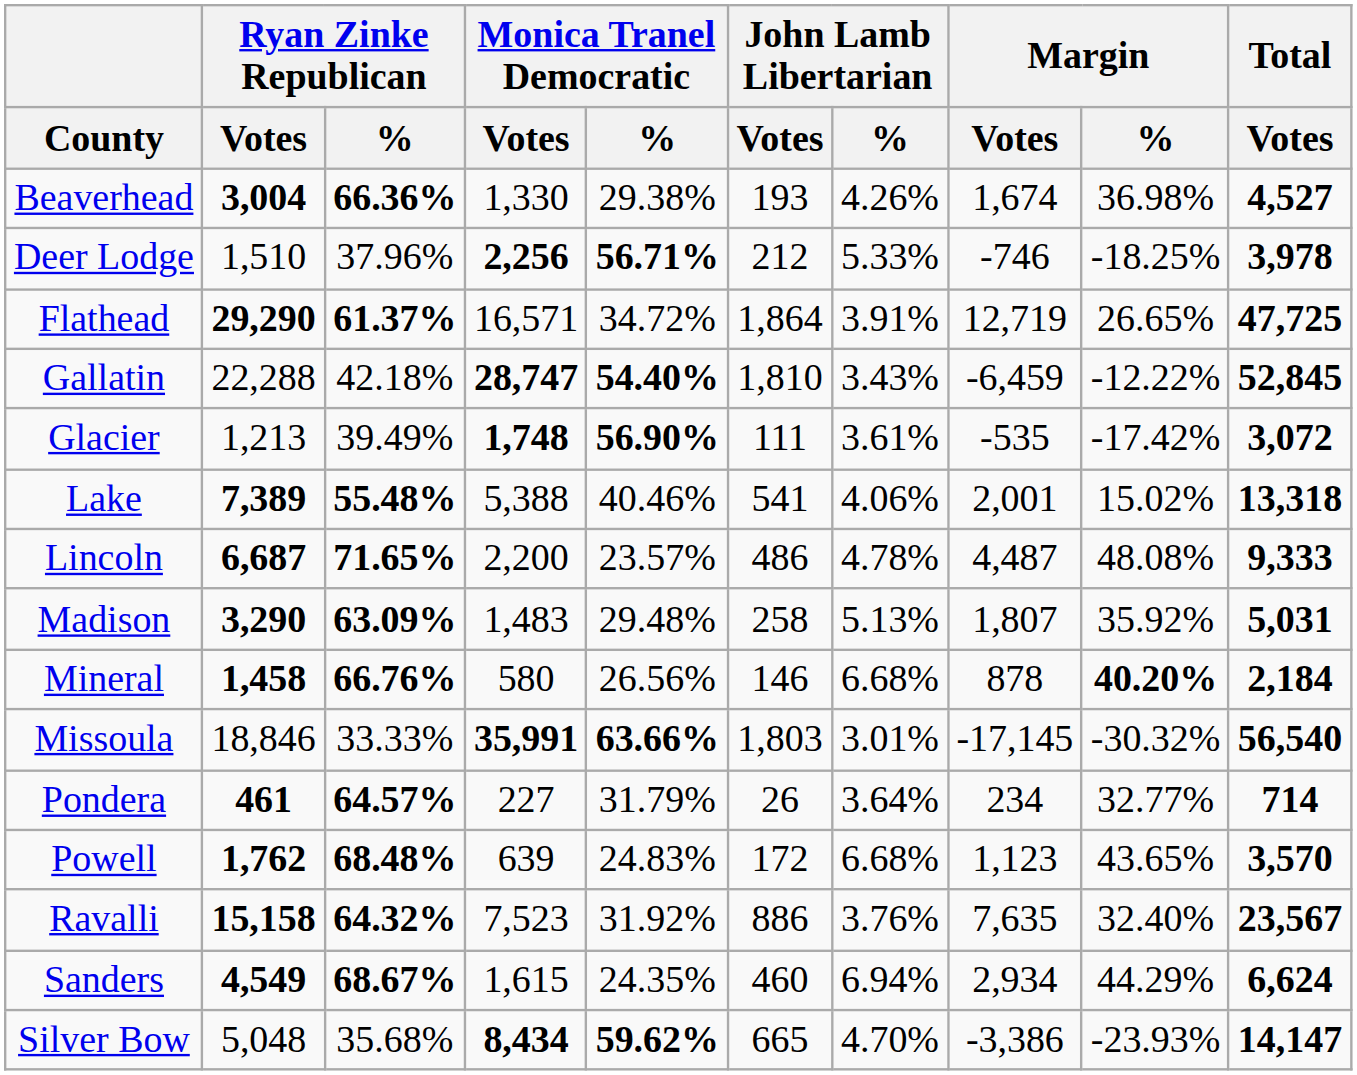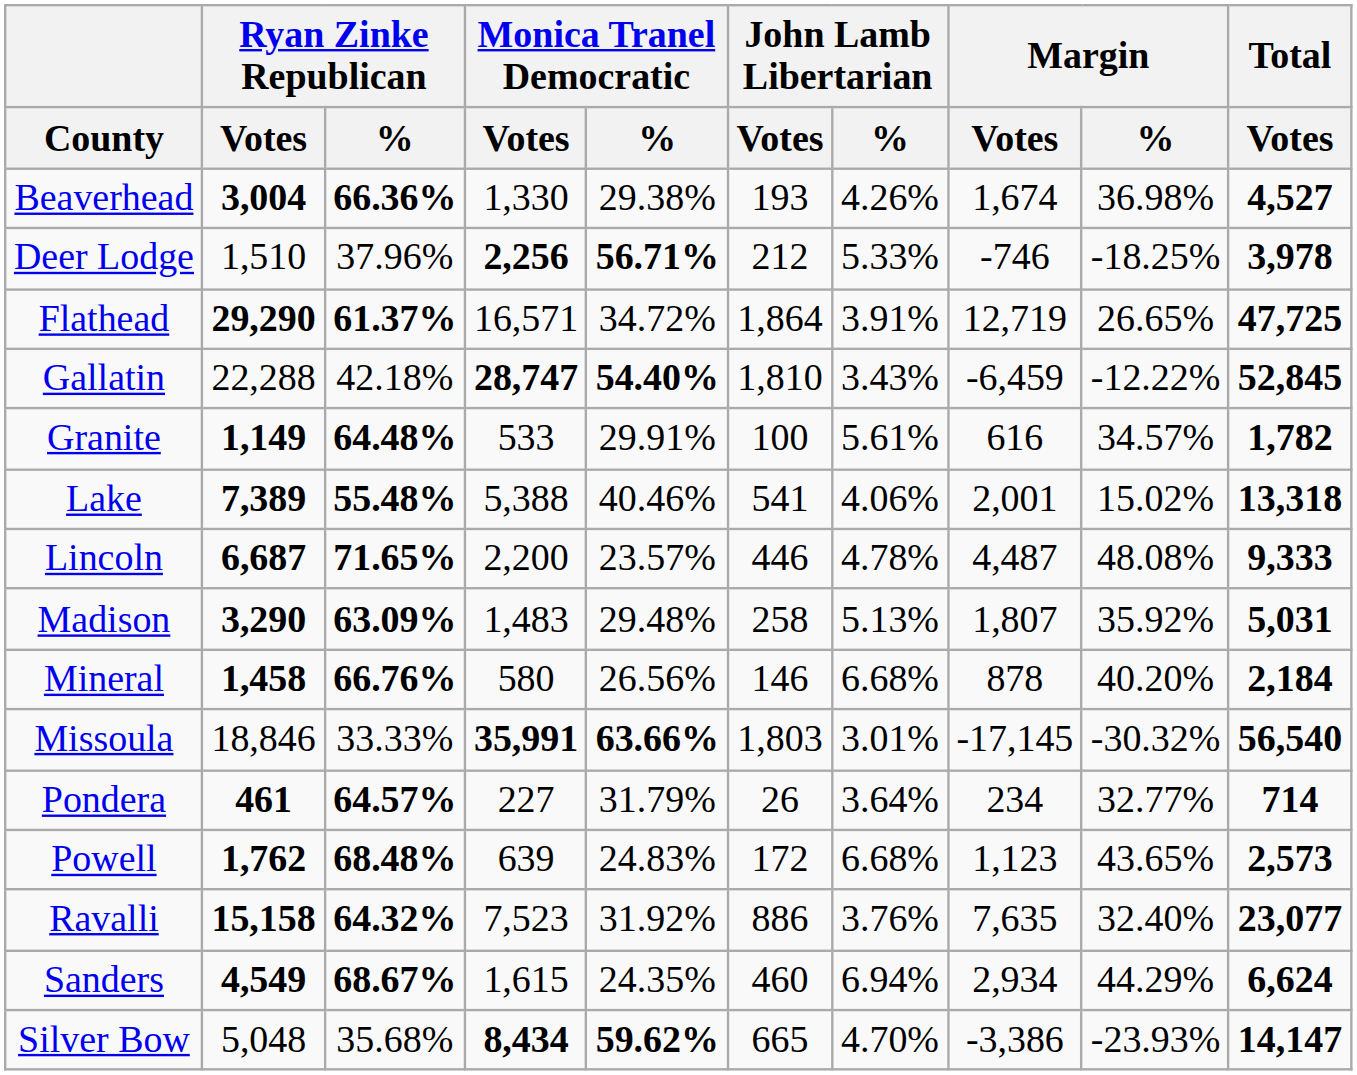- row: (104, 438)
+ row: (104, 438)
(780, 558) 486 -> (780, 558) 446
(1156, 678) bold -> (1156, 678) normal
(1290, 859) 3,570 -> (1290, 859) 2,573
(1290, 919) 23,567 -> (1290, 919) 23,077
